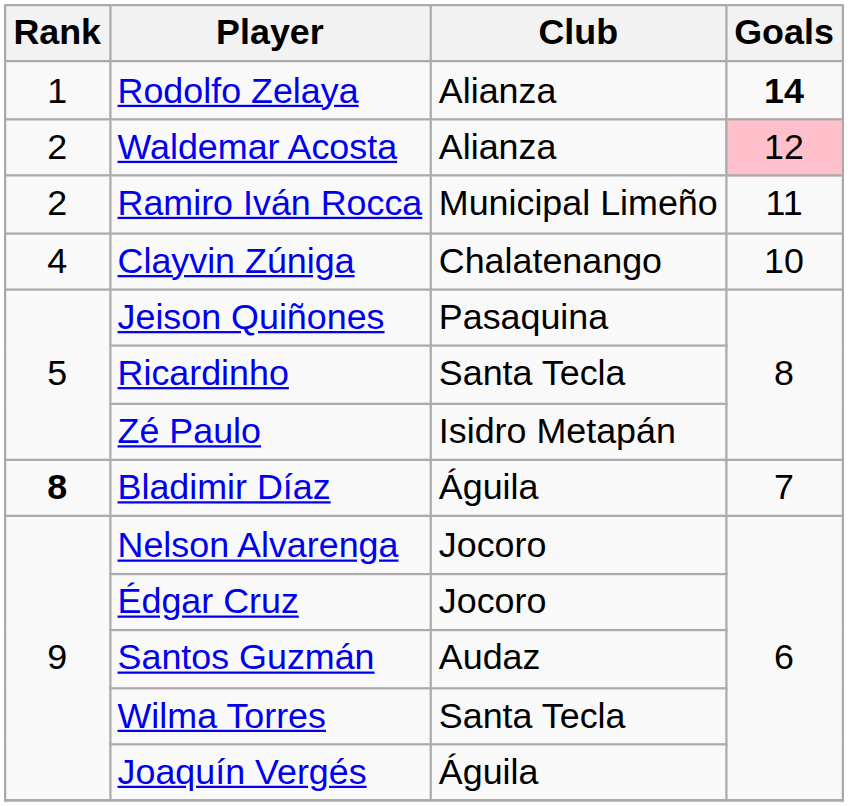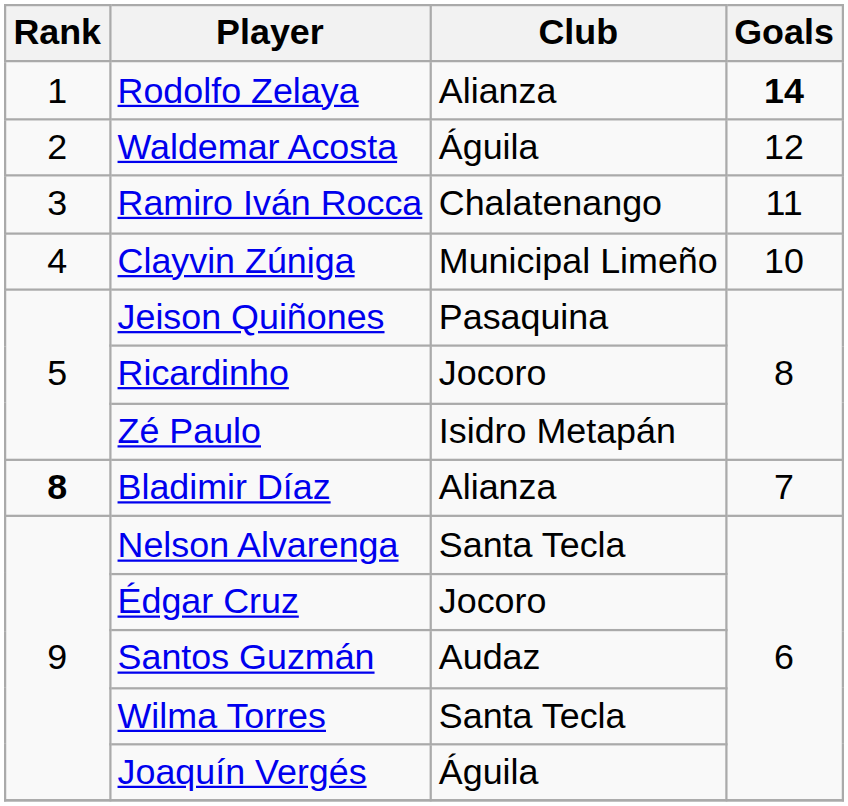(498, 146) Alianza -> (489, 146) Águila
(784, 146) pink background -> (784, 146) no background
(57, 203) 2 -> (57, 203) 3
(578, 203) Municipal Limeño -> (550, 203) Chalatenango
(550, 260) Chalatenango -> (578, 260) Municipal Limeño
(532, 373) Santa Tecla -> (493, 373) Jocoro
(489, 487) Águila -> (498, 487) Alianza
(493, 544) Jocoro -> (532, 544) Santa Tecla
